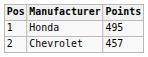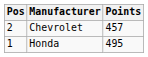rows swapped: (44, 29) <-> (56, 45)
